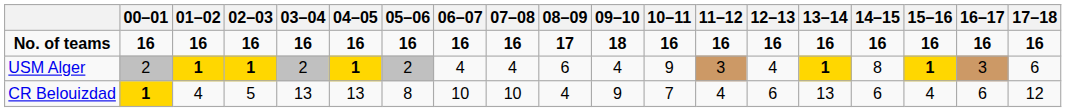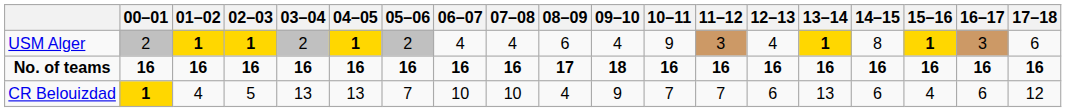rows swapped: (62, 43) <-> (47, 69)
(408, 94) 8 -> (408, 94) 7
(721, 94) 4 -> (721, 94) 7
